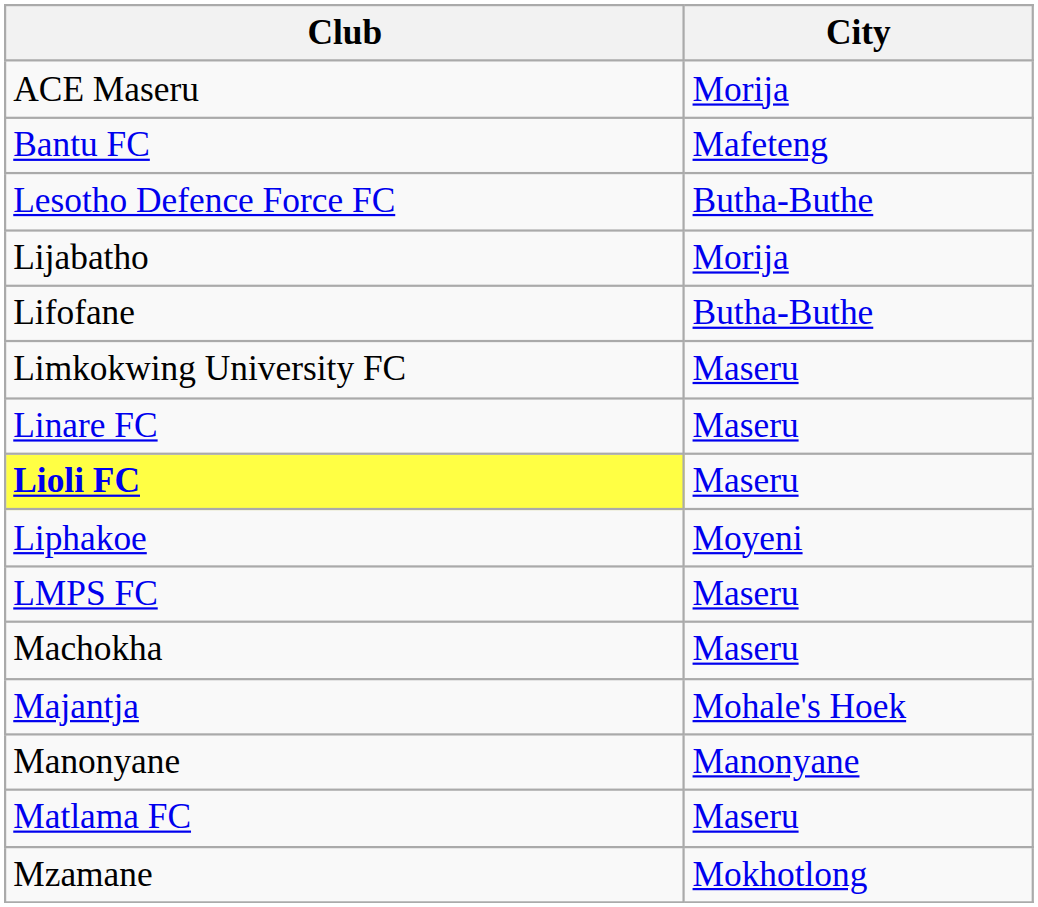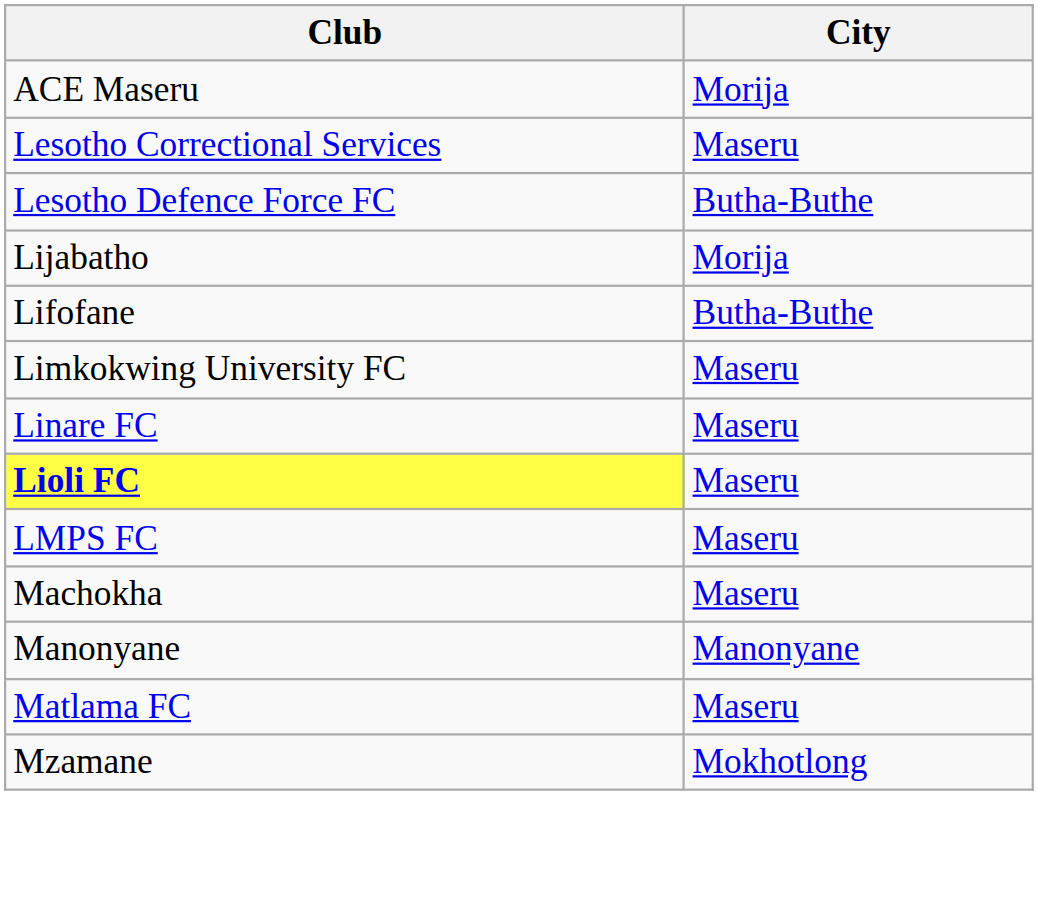- row: (82, 144)
+ row: (227, 144)
- row: (80, 537)
- row: (76, 705)
